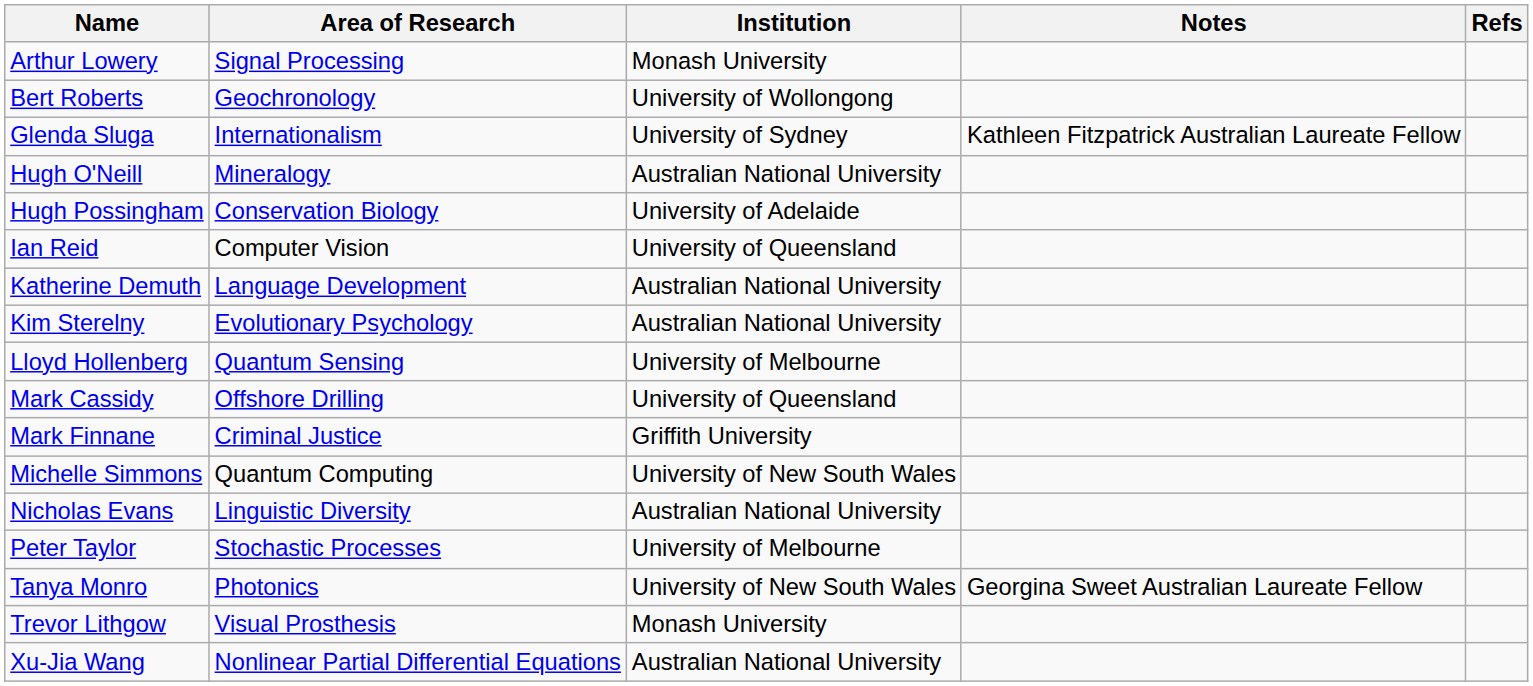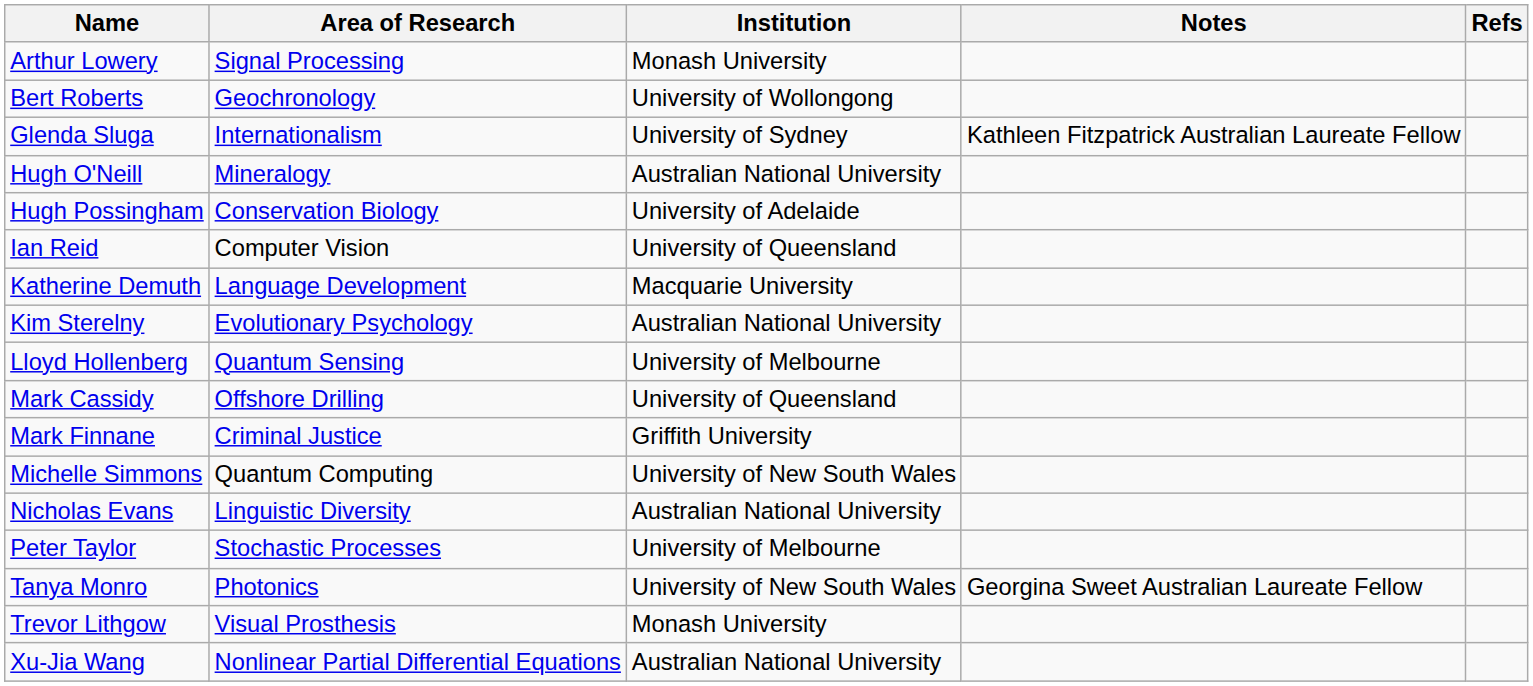(786, 286) Australian National University -> (742, 286) Macquarie University
